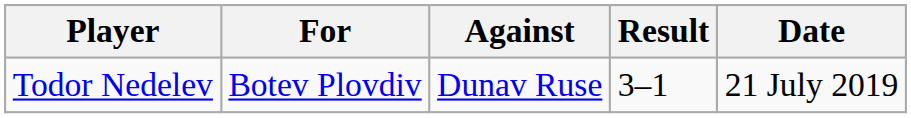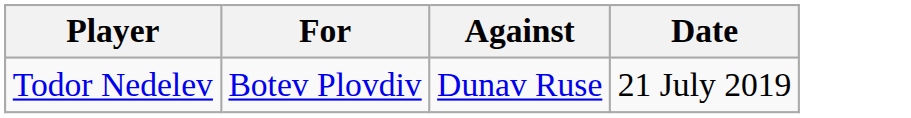- column: (664, 31)
